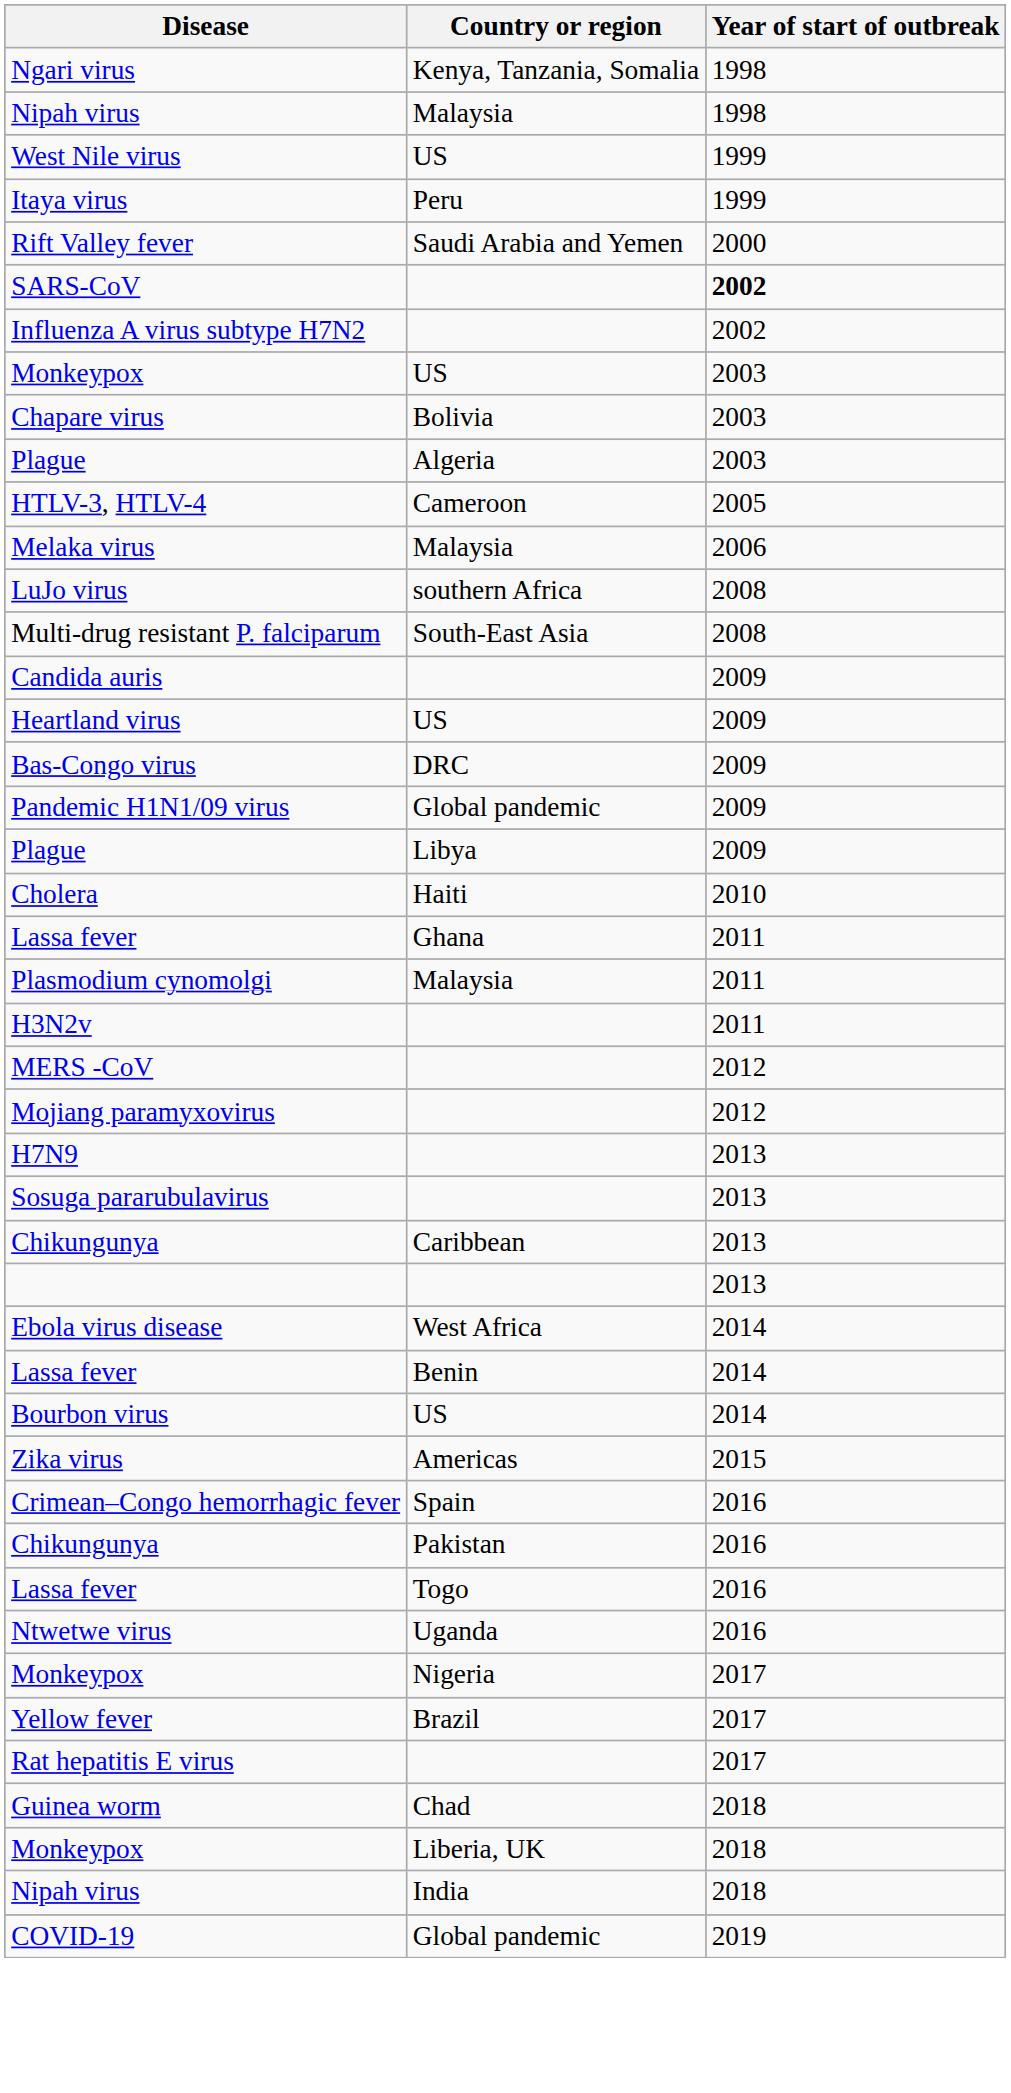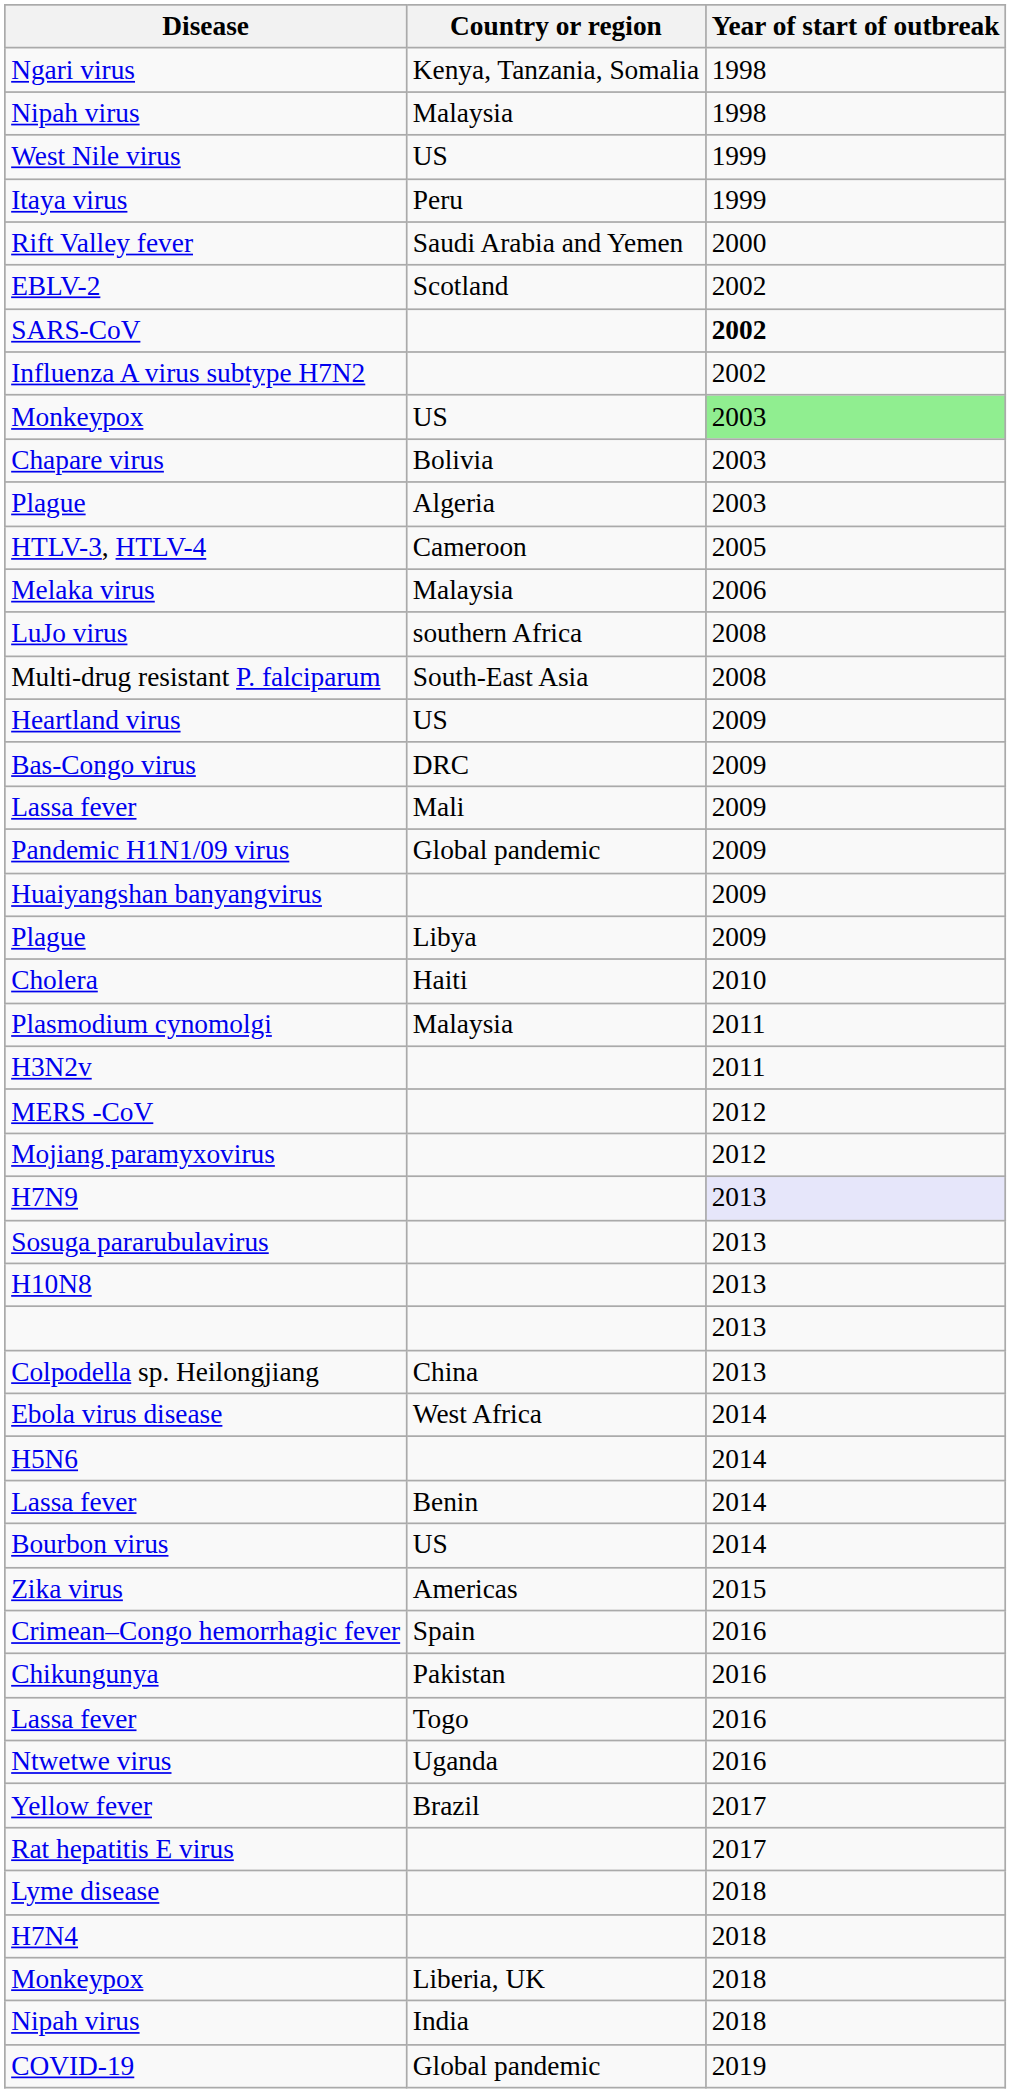+ row: (56, 286)
(739, 373) no background -> (739, 416) lightgreen background
- row: (87, 677)
+ row: (74, 807)
+ row: (167, 894)
- row: (74, 937)
(739, 1154) no background -> (739, 1197) lavender background
+ row: (51, 1284)
- row: (85, 1241)
+ row: (165, 1371)
+ row: (45, 1458)
- row: (77, 1675)
- row: (86, 1805)
+ row: (85, 1892)
+ row: (45, 1935)
